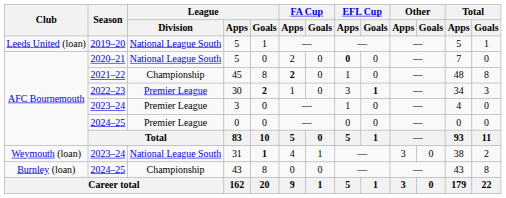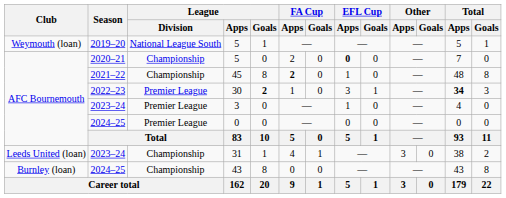(46, 43) Leeds United (loan) -> (46, 43) Weymouth (loan)
(176, 59) National League South -> (176, 59) Championship
(376, 91) bold -> (376, 91) normal
(459, 91) normal -> (459, 91) bold
(46, 153) Weymouth (loan) -> (46, 153) Leeds United (loan)
(176, 153) National League South -> (176, 153) Championship
(265, 153) bold -> (265, 153) normal
